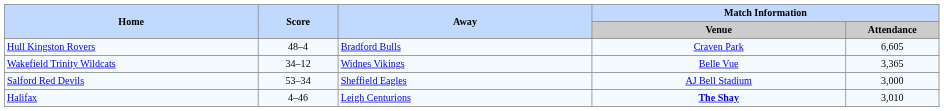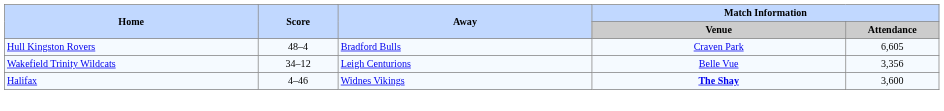(373, 64) Widnes Vikings -> (376, 64) Leigh Centurions
(892, 64) 3,365 -> (892, 64) 3,356
- row: (46, 81)
(376, 98) Leigh Centurions -> (373, 81) Widnes Vikings
(892, 98) 3,010 -> (892, 81) 3,600
